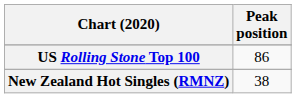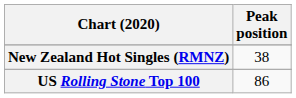rows swapped: (119, 81) <-> (119, 57)
